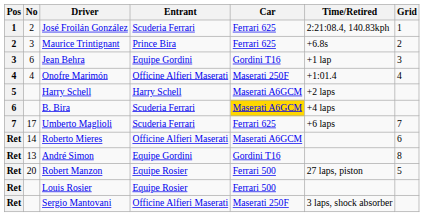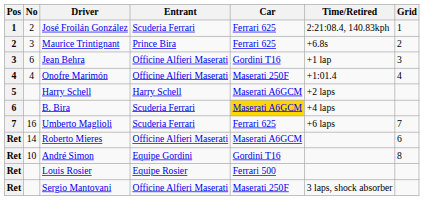(162, 59) Equipe Gordini -> (180, 59) Officine Alfieri Maserati
(32, 123) 17 -> (32, 123) 16
(32, 155) 13 -> (32, 155) 10
- row: (72, 171)
